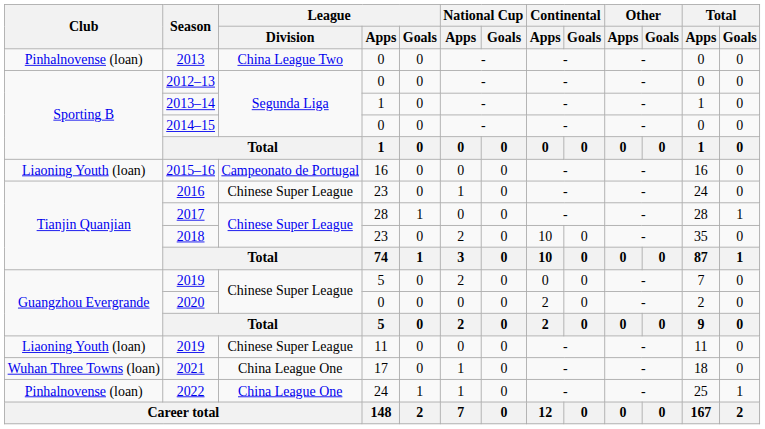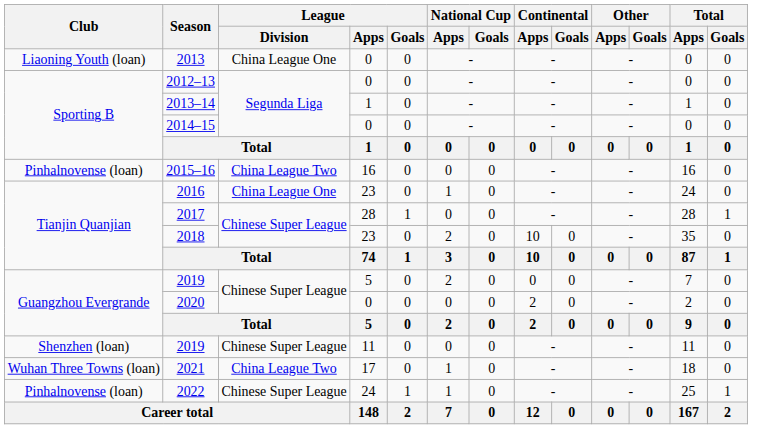(84, 59) Pinhalnovense (loan) -> (84, 59) Liaoning Youth (loan)
(290, 59) China League Two -> (284, 59) China League One
(84, 170) Liaoning Youth (loan) -> (84, 170) Pinhalnovense (loan)
(290, 170) Campeonato de Portugal -> (284, 170) China League Two
(290, 192) Chinese Super League -> (284, 192) China League One
(84, 346) Liaoning Youth (loan) -> (84, 346) Shenzhen (loan)
(290, 368) China League One -> (284, 368) China League Two
(290, 390) China League One -> (284, 390) Chinese Super League
